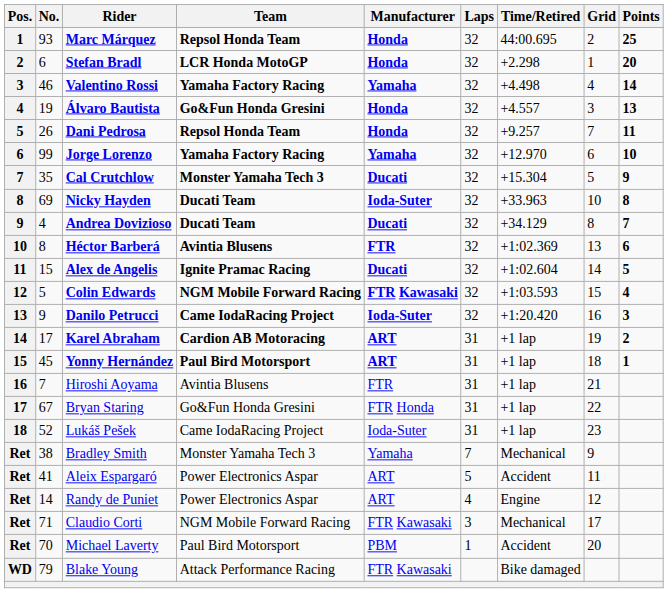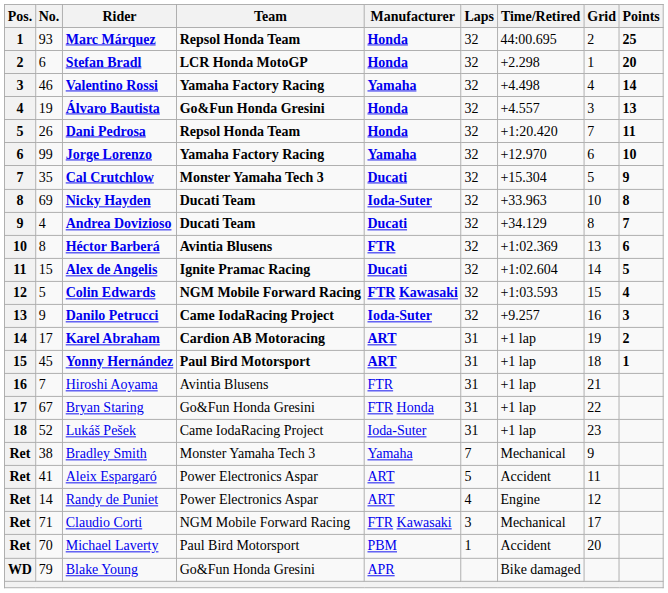(520, 131) +9.257 -> (529, 131) +1:20.420
(529, 315) +1:20.420 -> (520, 315) +9.257
(257, 569) Attack Performance Racing -> (247, 569) Go&Fun Honda Gresini
(410, 569) FTR Kawasaki -> (381, 569) APR
